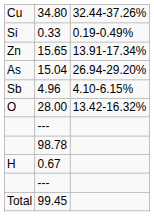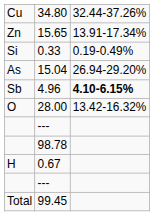rows swapped: (14, 51) <-> (12, 32)
(103, 88) normal -> (103, 88) bold
